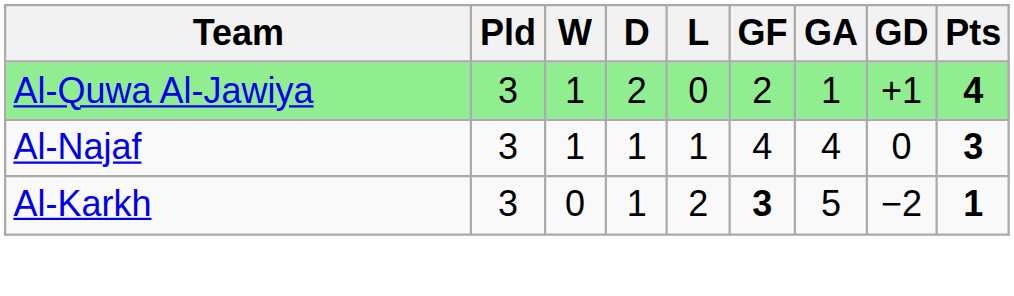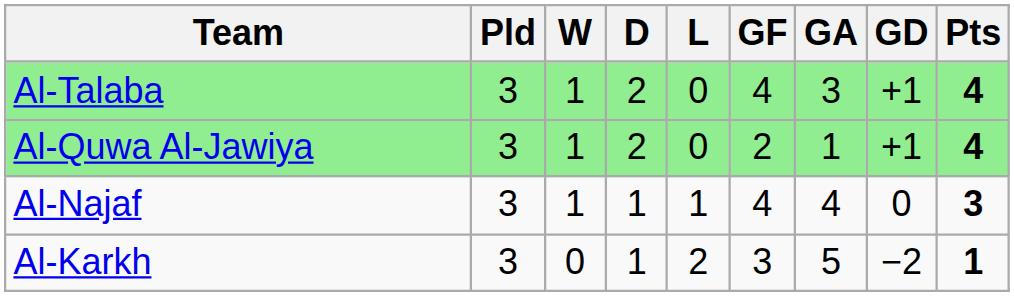+ row: (88, 90)
(762, 204) bold -> (762, 261) normal
